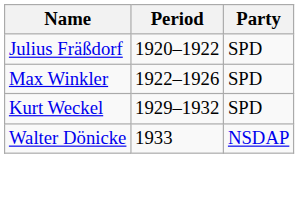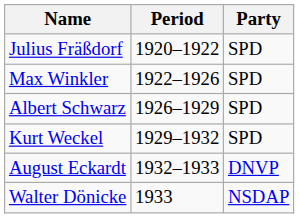+ row: (67, 108)
+ row: (67, 167)
